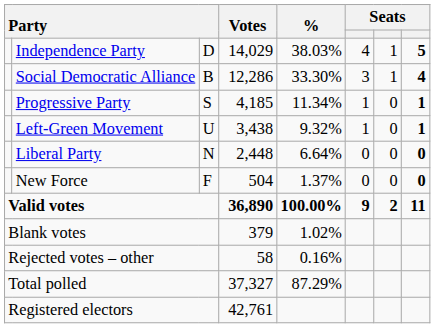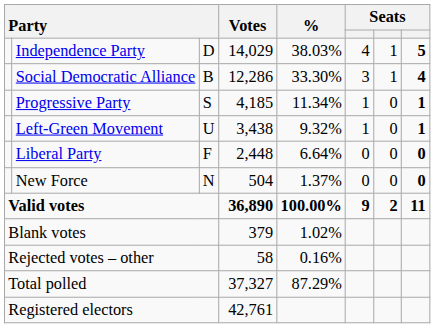(209, 154) N -> (207, 154) F
(207, 180) F -> (209, 180) N
